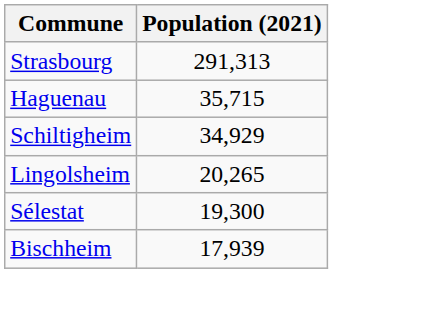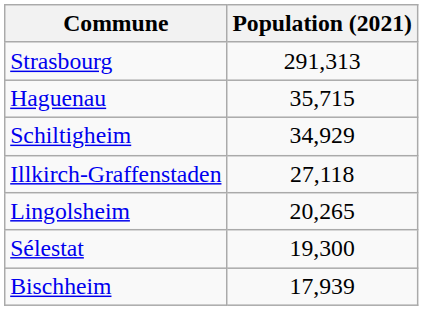+ row: (116, 173)
